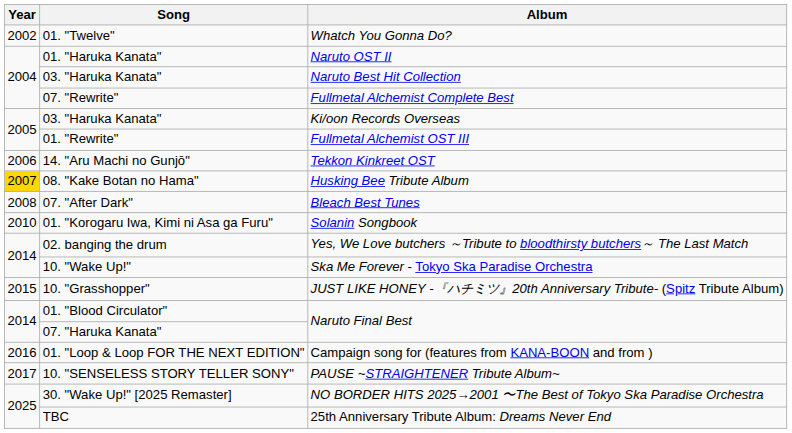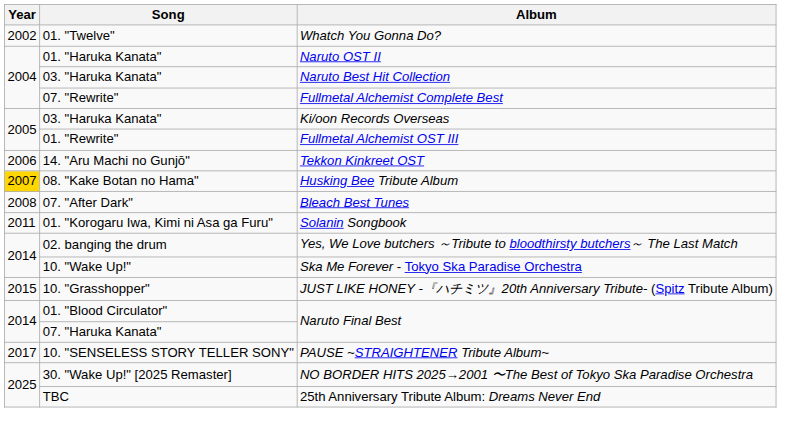(22, 222) 2010 -> (22, 222) 2011
- row: (174, 352)
